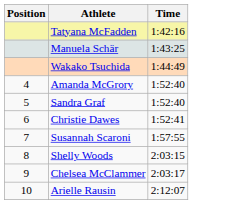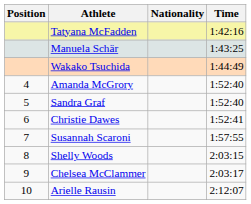+ column: (177, 13)
